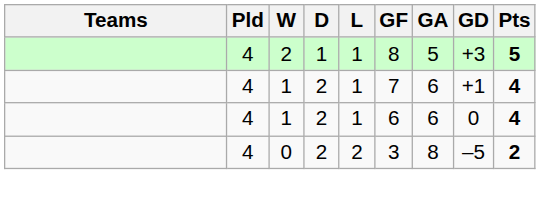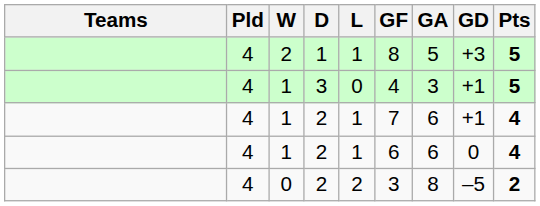+ row: (286, 86)
